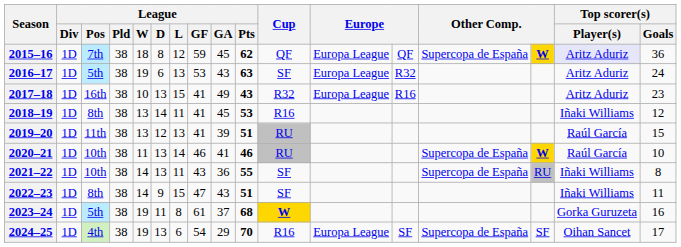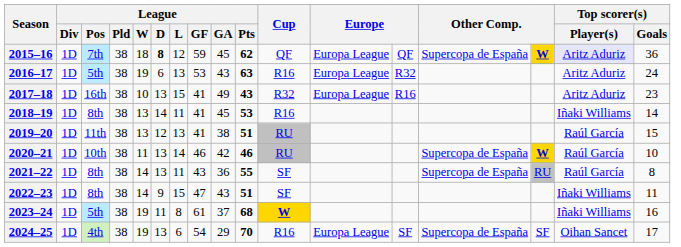(160, 53) normal -> (160, 53) bold
(284, 73) SF -> (284, 73) R16
(658, 113) 12 -> (652, 113) 14
(223, 133) 39 -> (223, 133) 38
(223, 152) 41 -> (223, 152) 42
(95, 172) 10th -> (95, 172) 8th
(597, 172) Iñaki Williams -> (594, 172) Raúl García
(597, 212) Gorka Guruzeta -> (594, 212) Iñaki Williams
